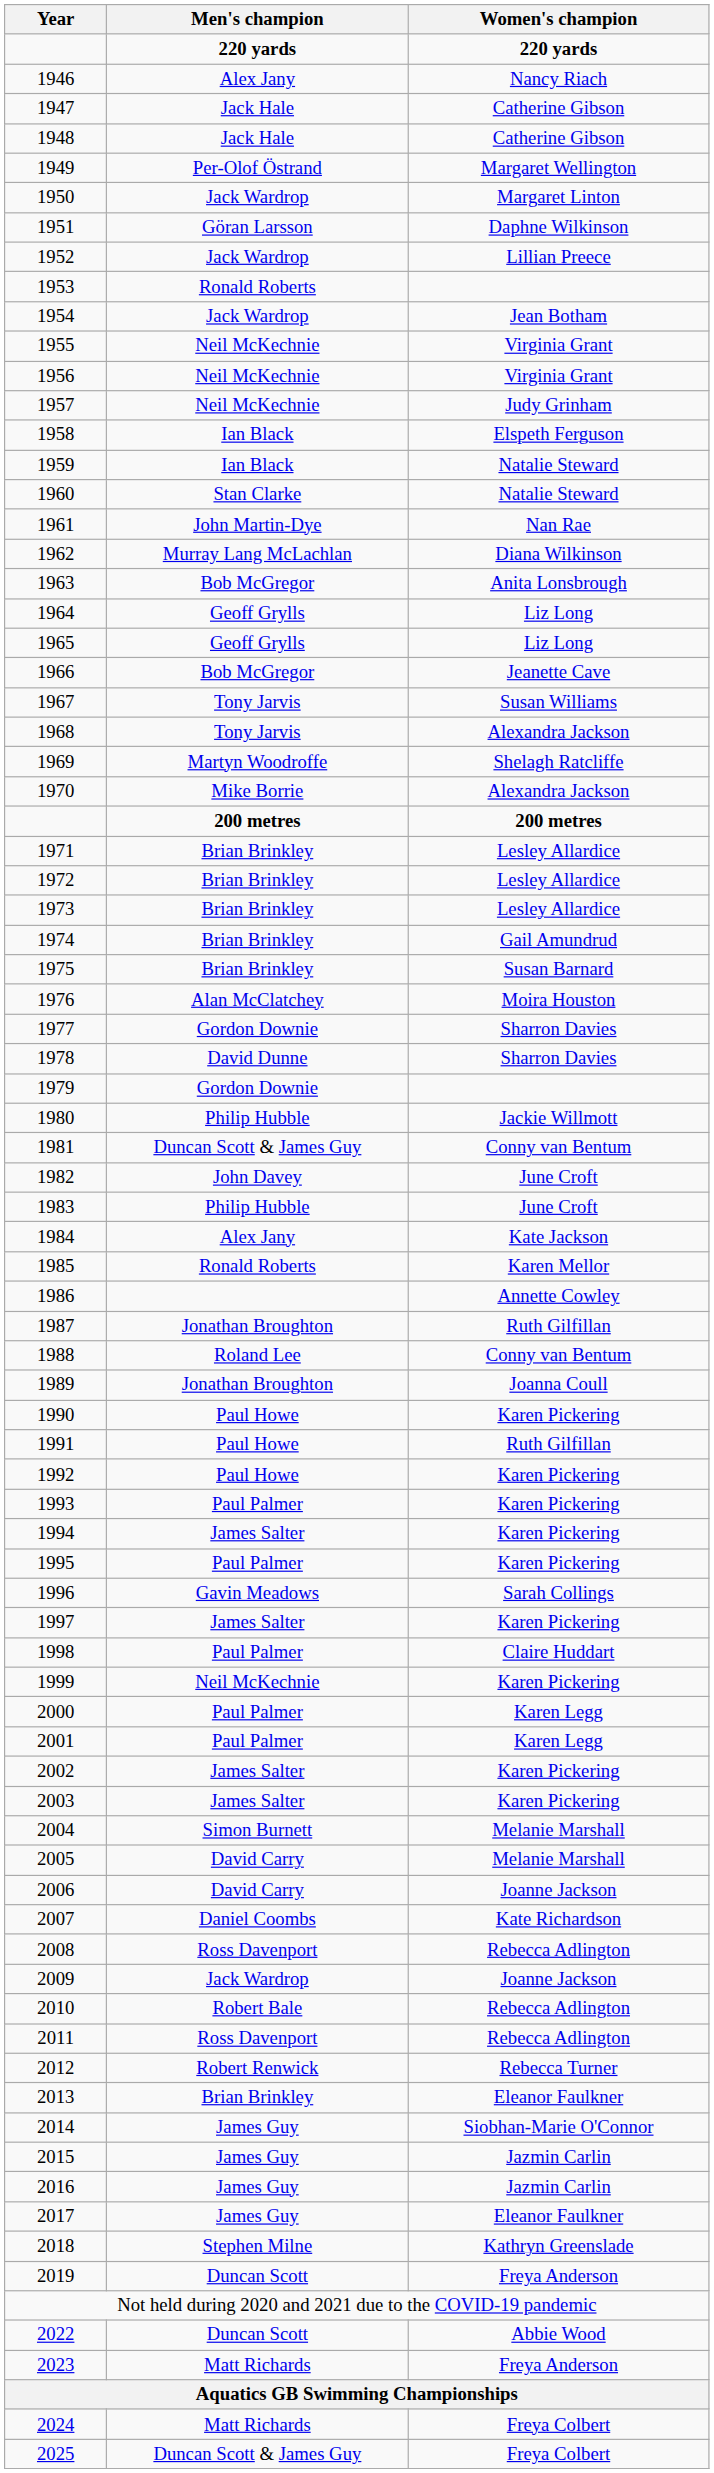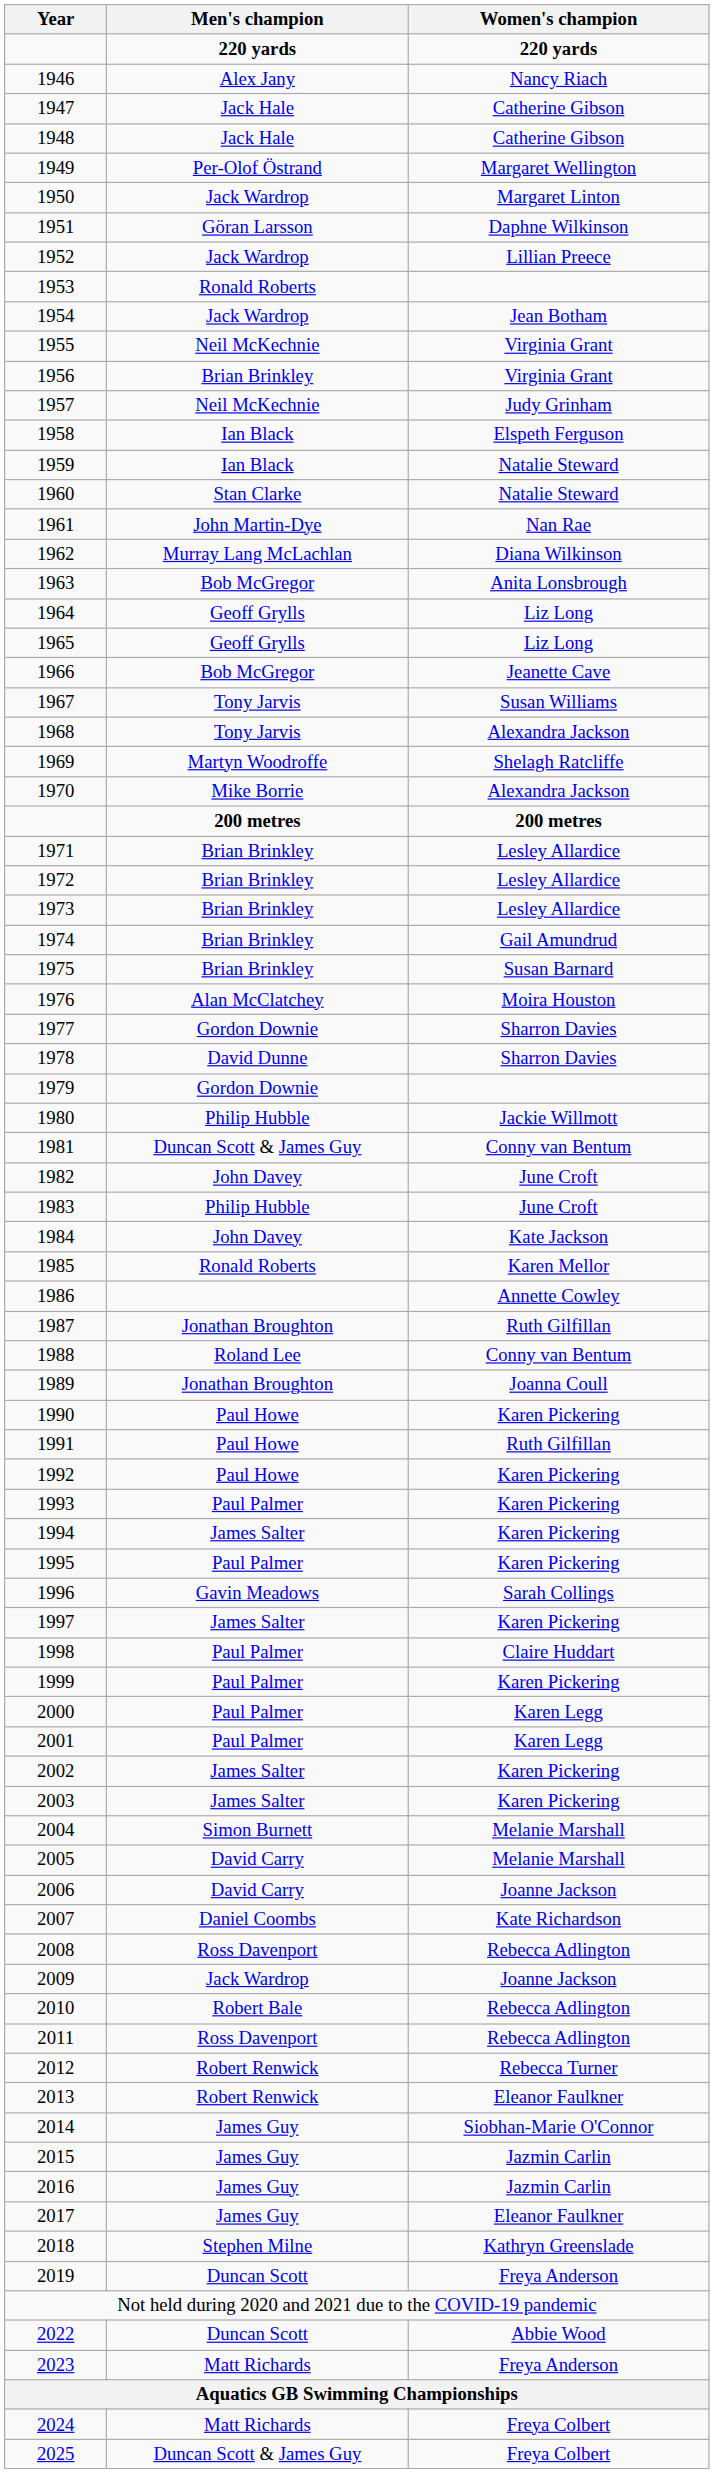(257, 375) Neil McKechnie -> (257, 375) Brian Brinkley
(257, 1236) Alex Jany -> (257, 1236) John Davey
(257, 1681) Neil McKechnie -> (257, 1681) Paul Palmer
(257, 2097) Brian Brinkley -> (257, 2097) Robert Renwick
